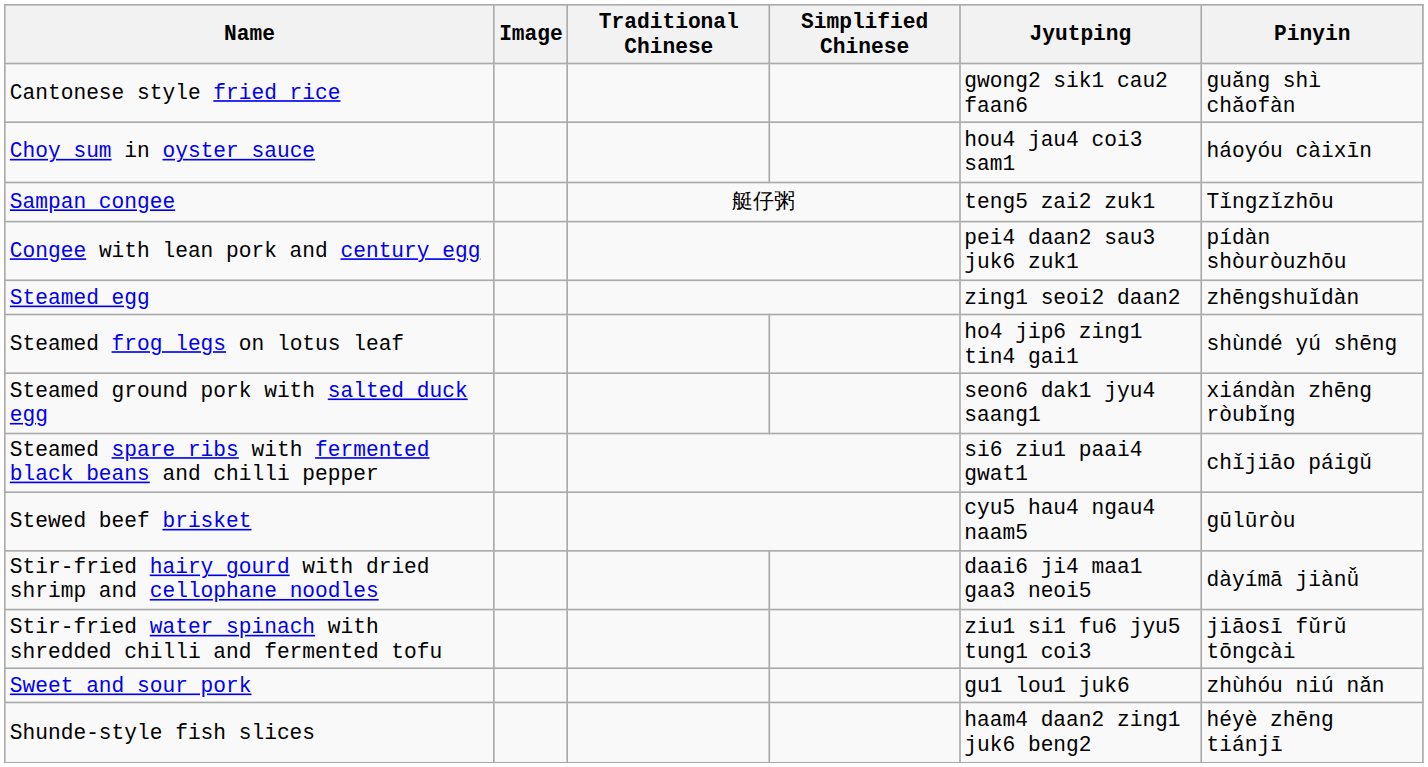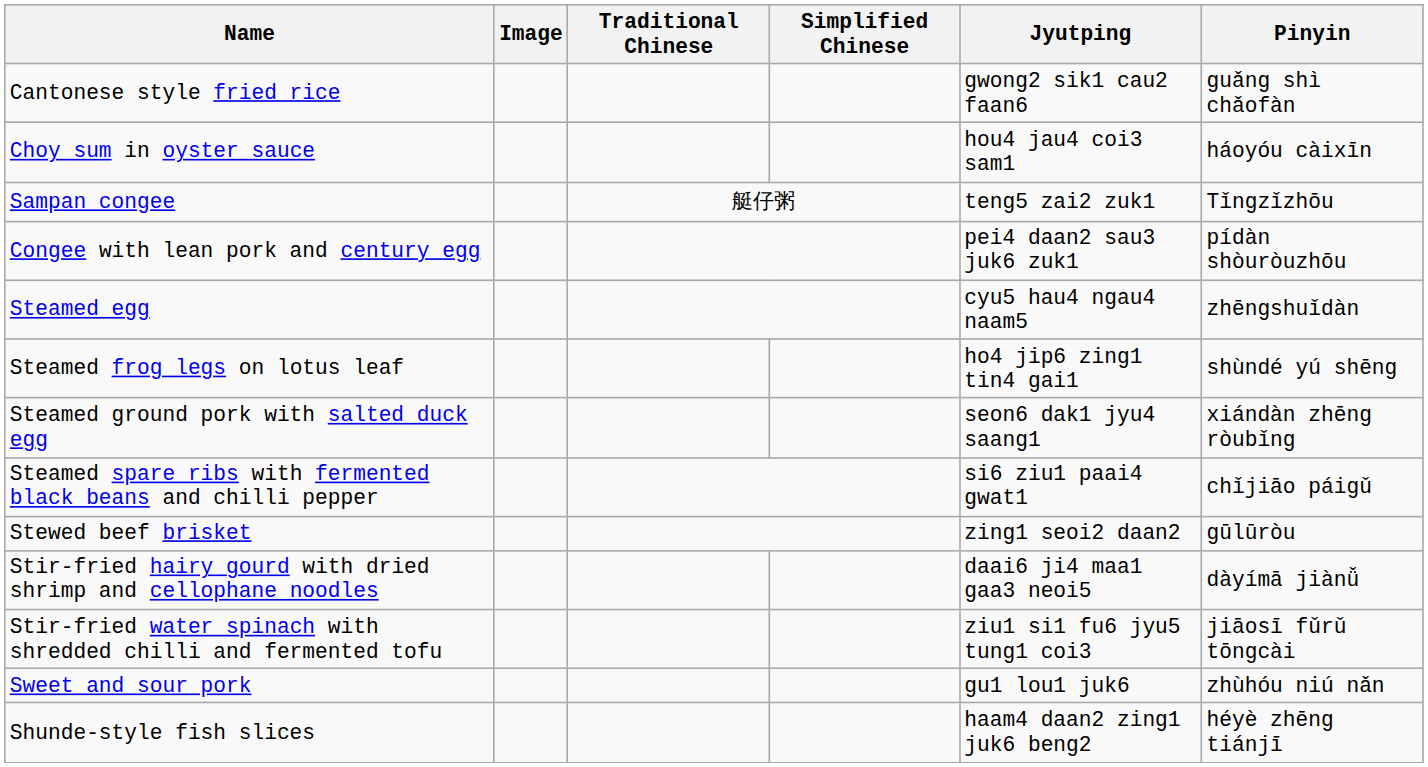(1072, 297) zing1 seoi2 daan2 -> (1060, 310) cyu5 hau4 ngau4 naam5
(1060, 521) cyu5 hau4 ngau4 naam5 -> (1072, 533) zing1 seoi2 daan2
